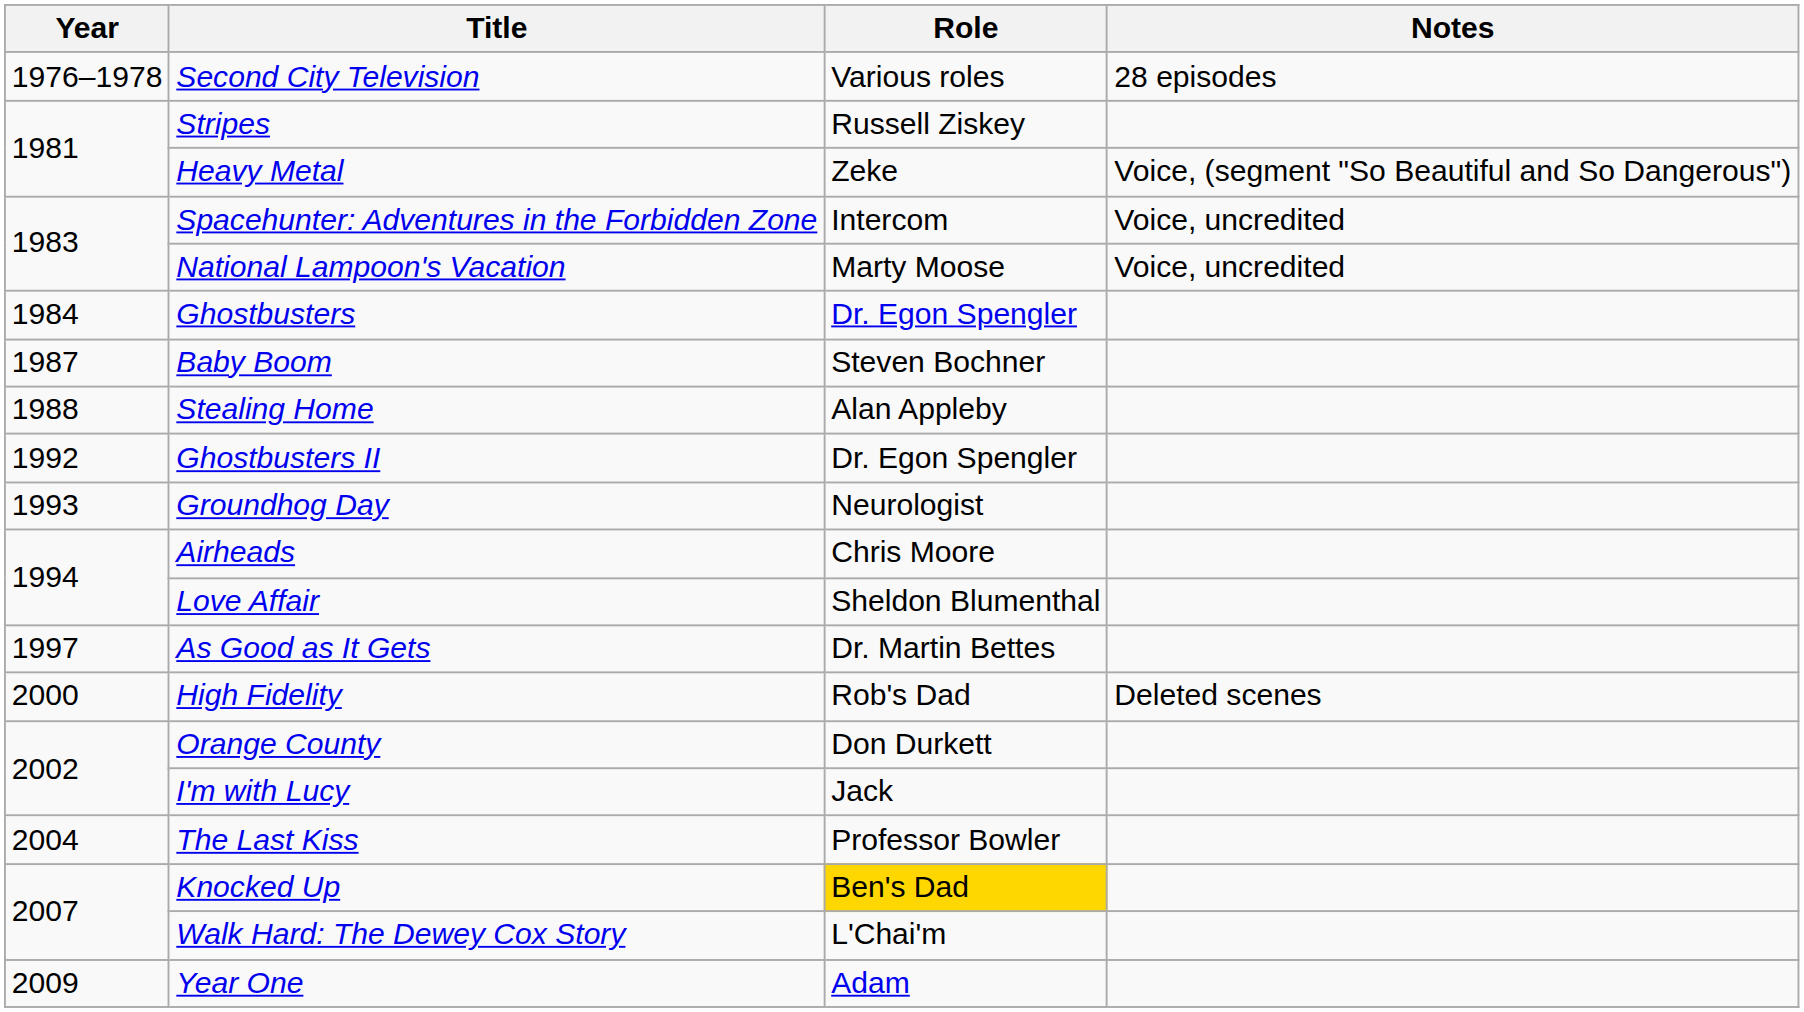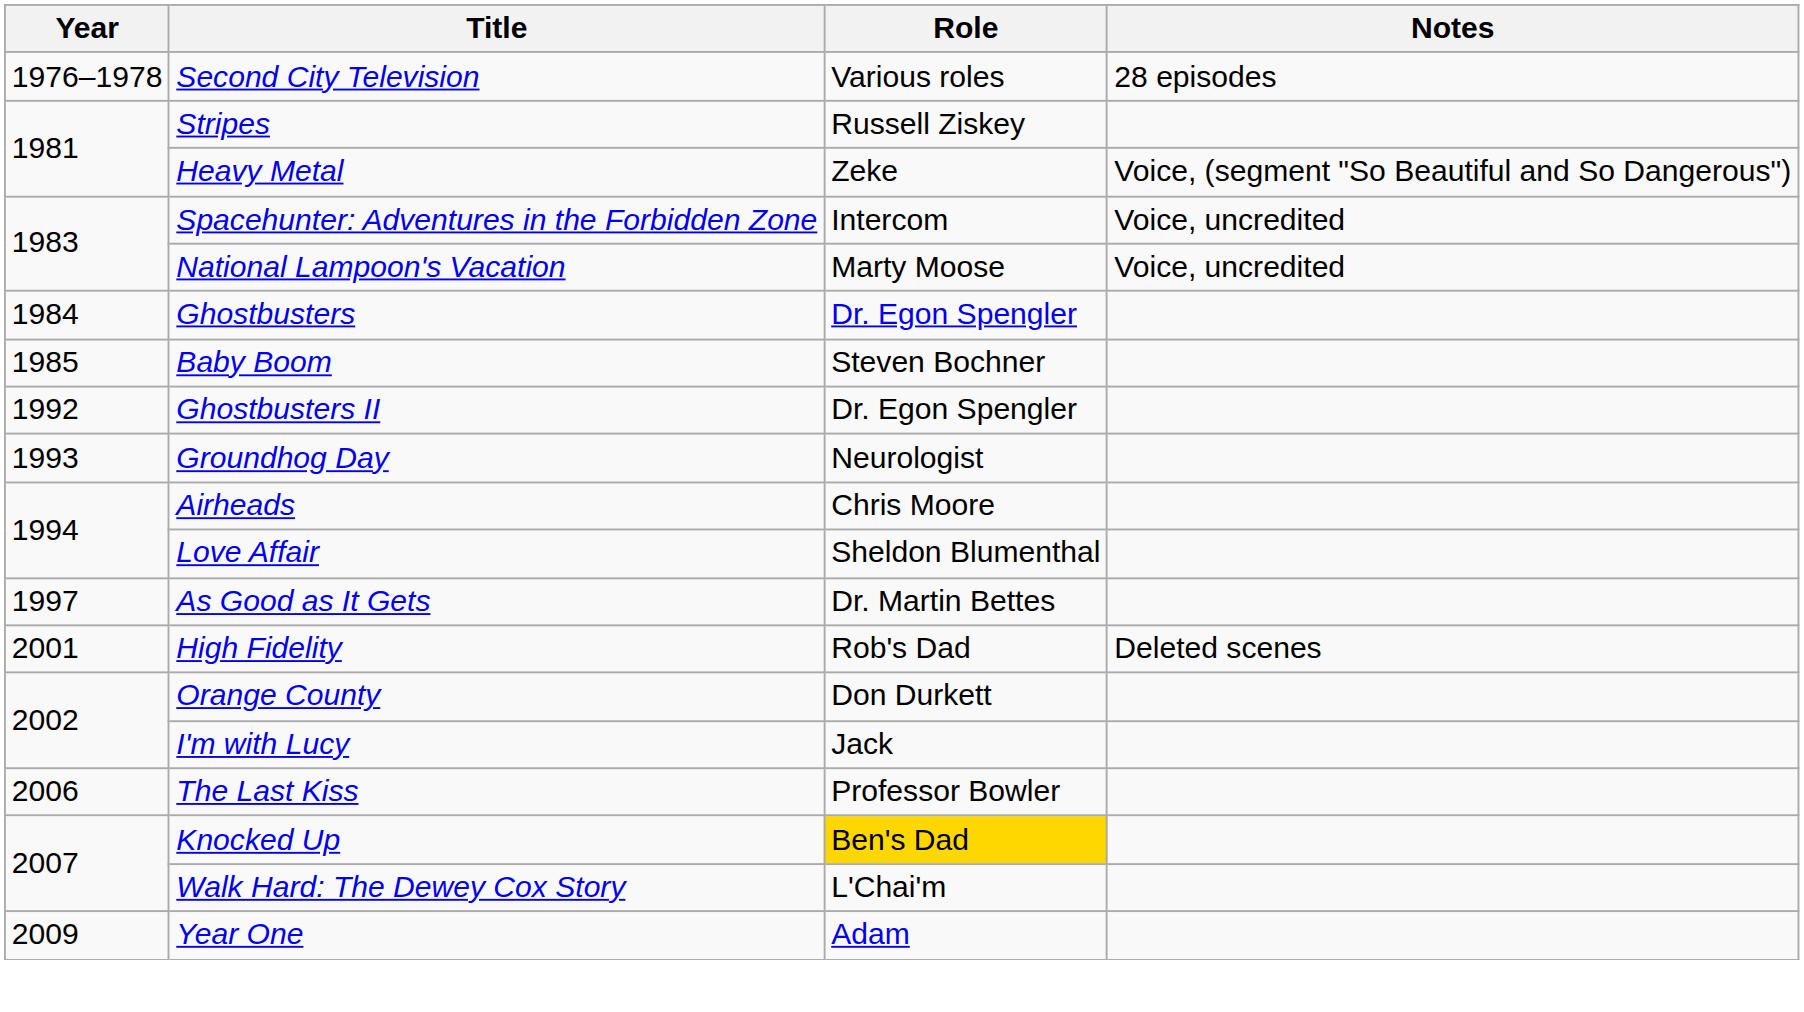(45, 362) 1987 -> (45, 362) 1985
- row: (275, 409)
(45, 696) 2000 -> (45, 648) 2001
(45, 839) 2004 -> (45, 791) 2006
